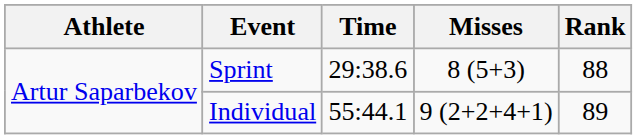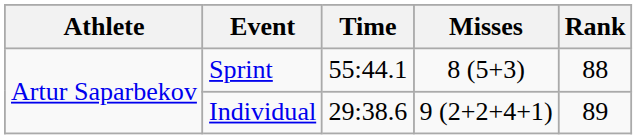(368, 69) 29:38.6 -> (368, 69) 55:44.1
(368, 112) 55:44.1 -> (368, 112) 29:38.6
